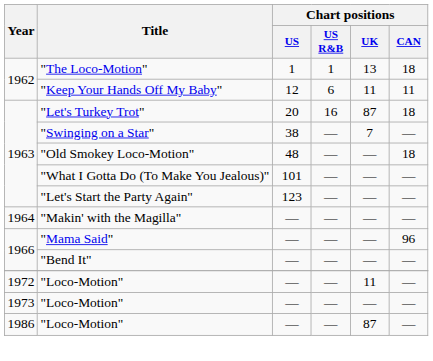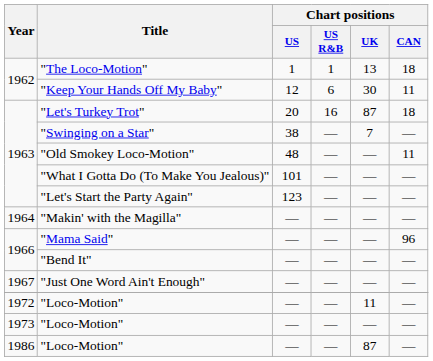(370, 89) 11 -> (370, 89) 30
(409, 153) 18 -> (409, 153) 11
+ row: (21, 281)
